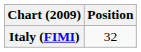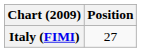(110, 36) 32 -> (110, 36) 27
